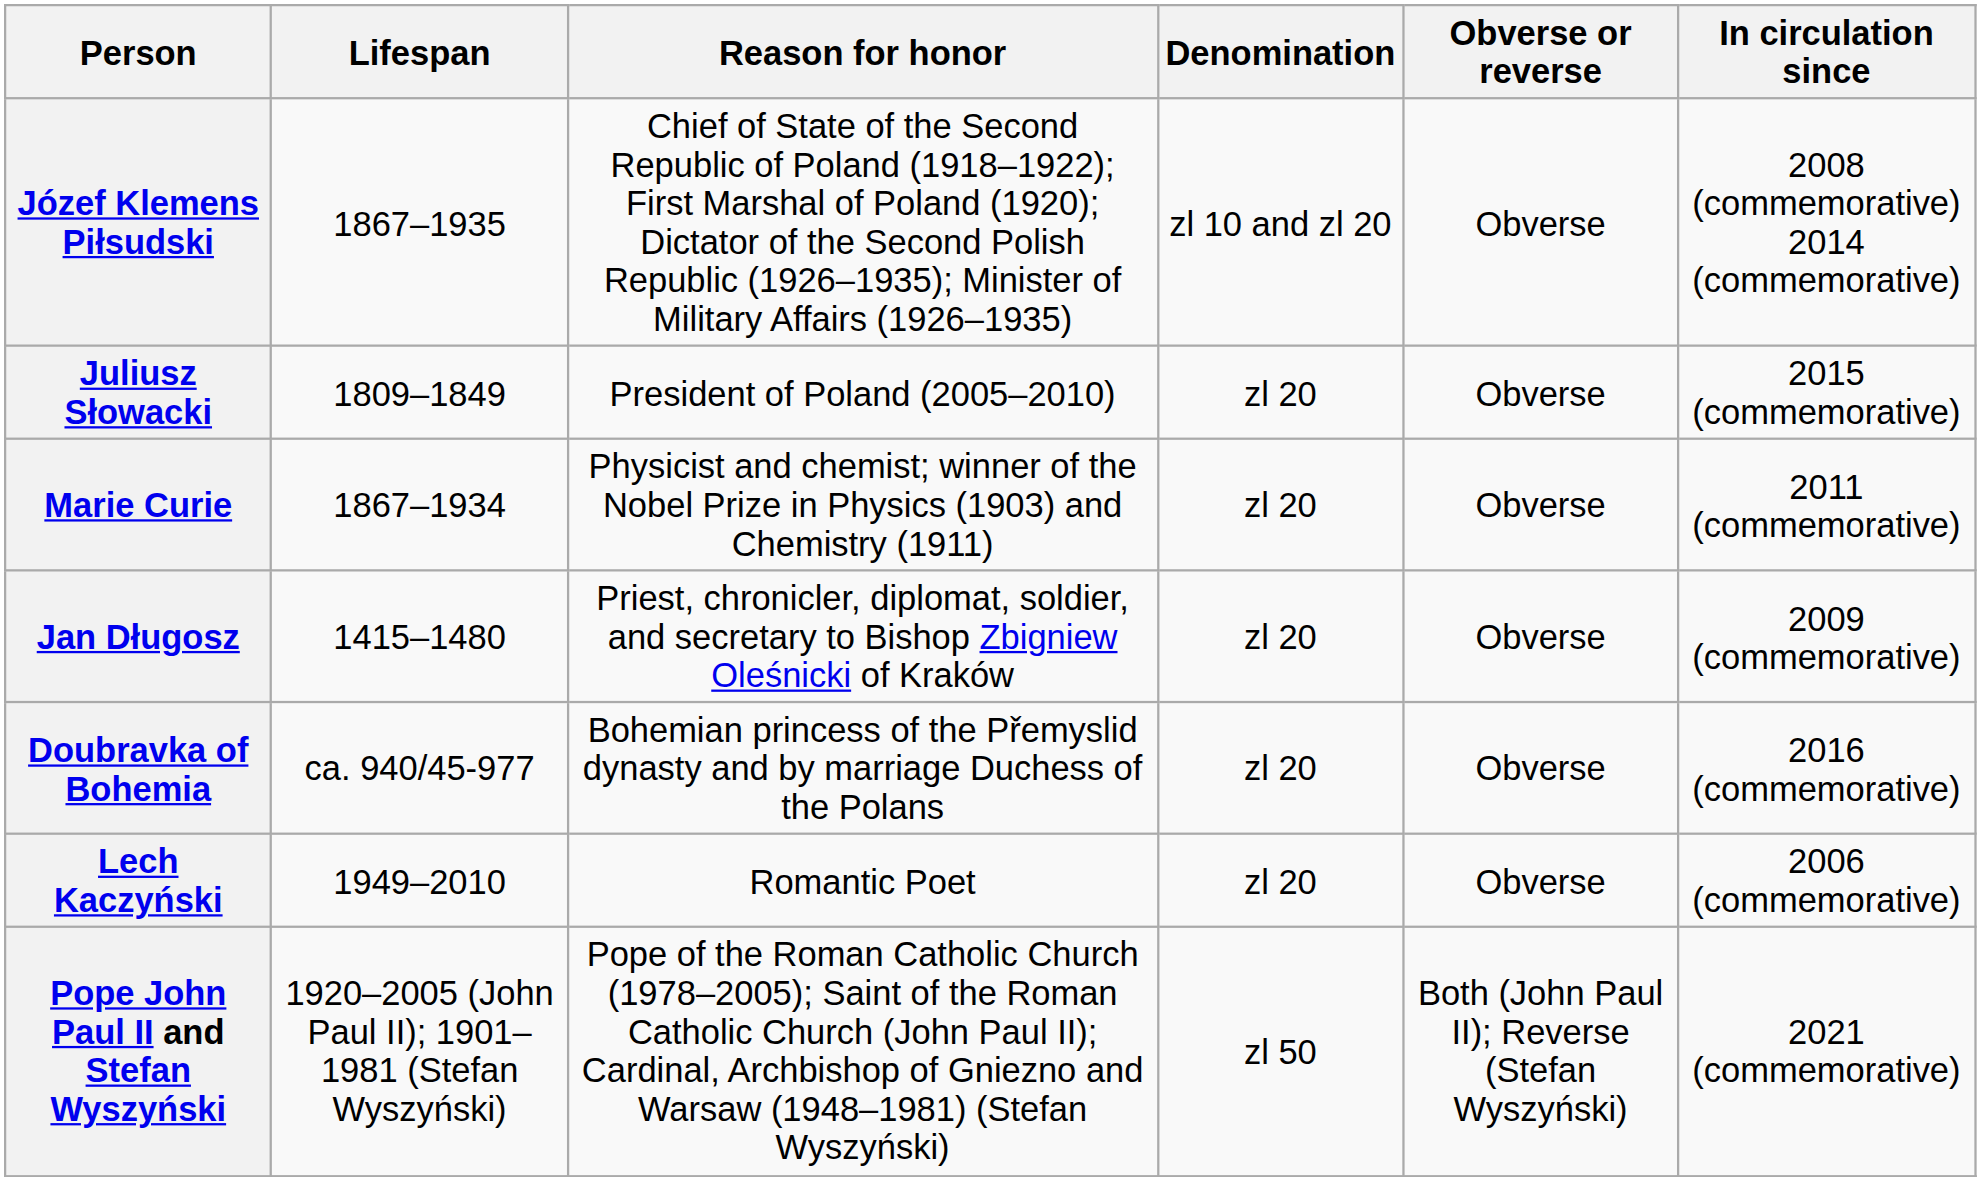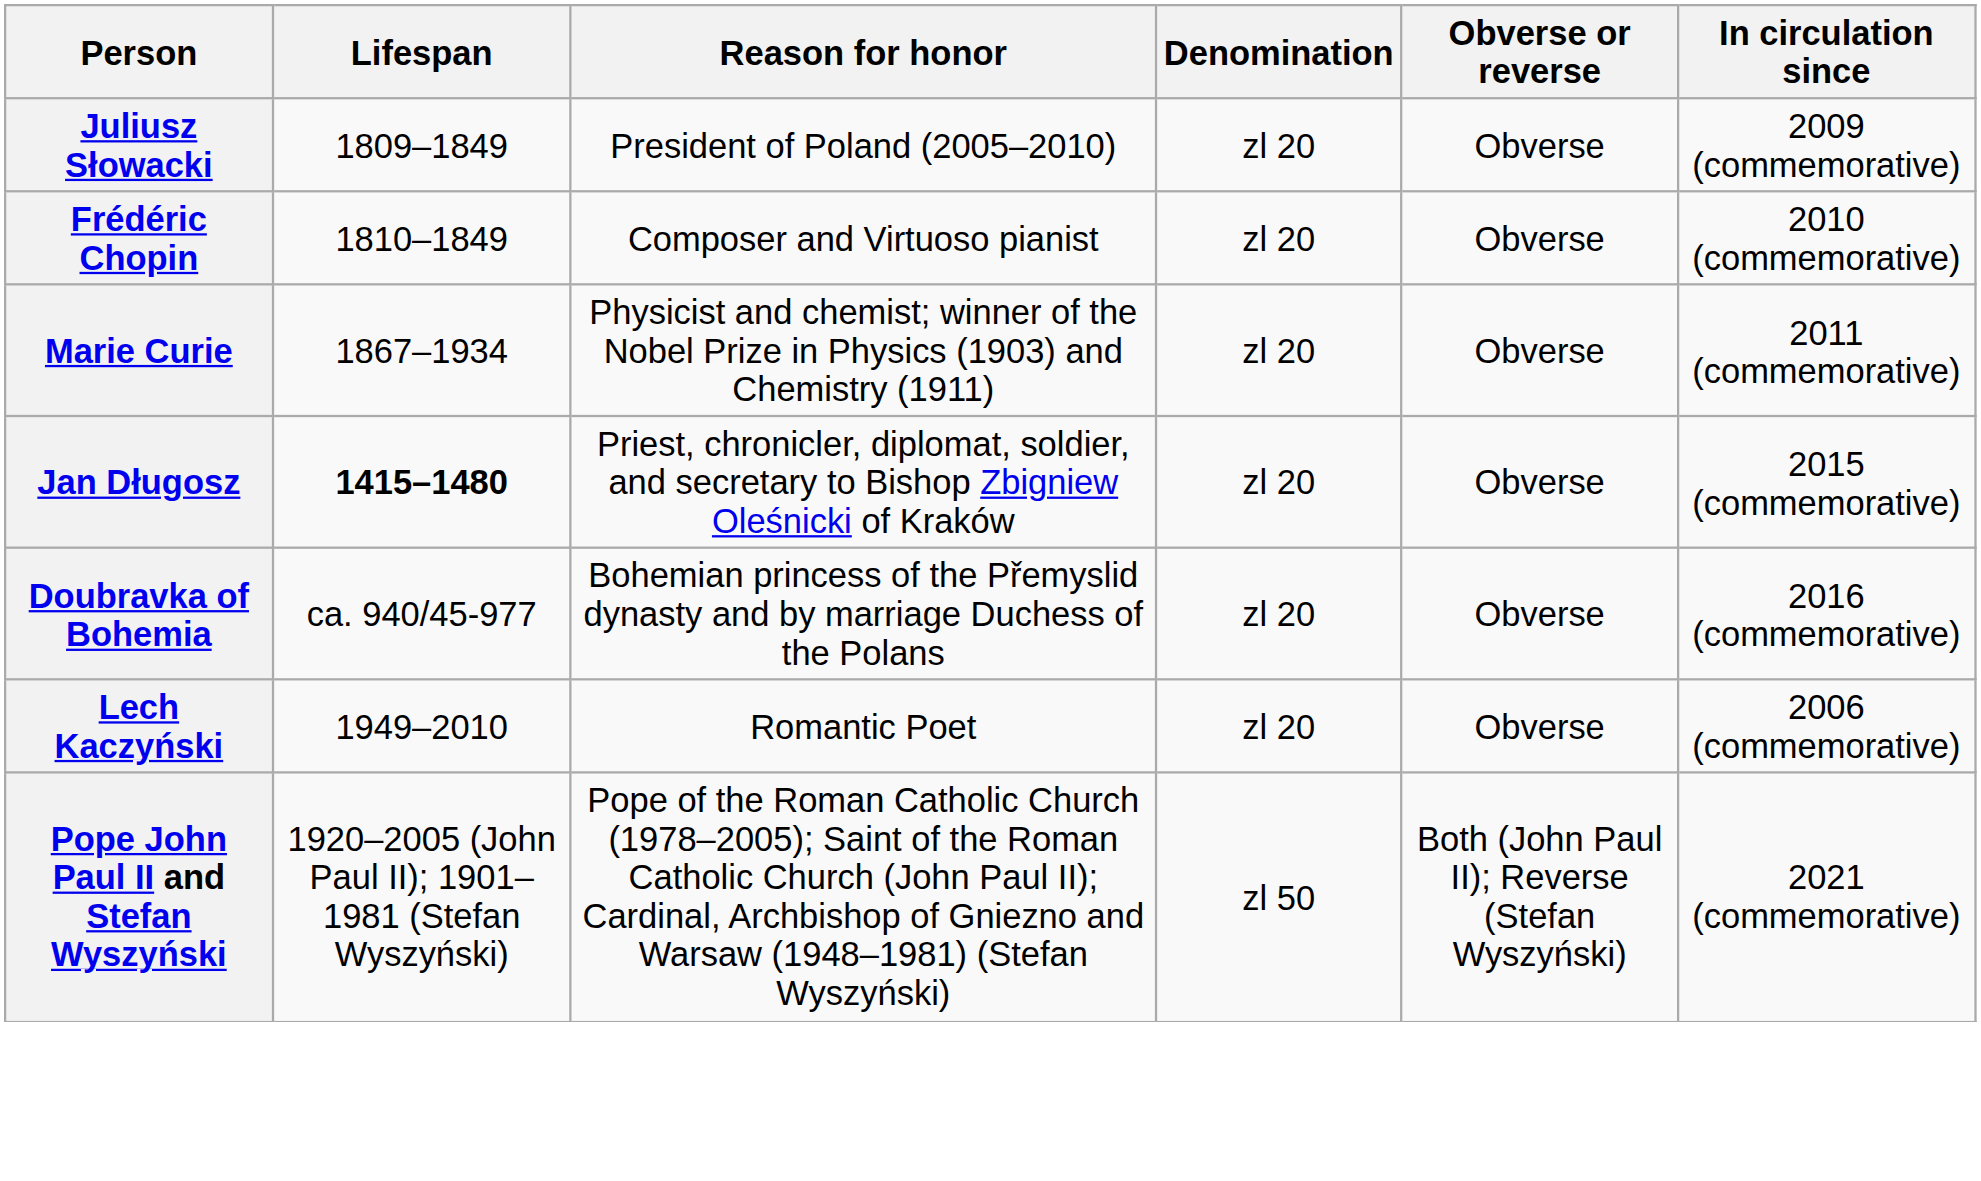- row: (138, 222)
(1826, 393) 2015 (commemorative) -> (1826, 145) 2009 (commemorative)
+ row: (139, 238)
(420, 637) normal -> (422, 483) bold
(1826, 637) 2009 (commemorative) -> (1826, 483) 2015 (commemorative)
